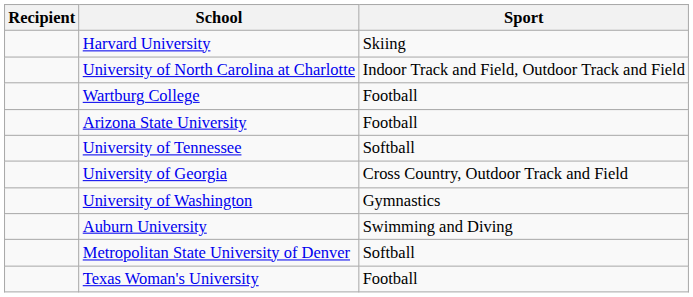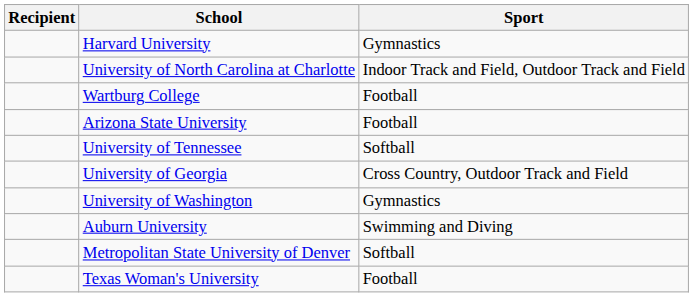(384, 43) Skiing -> (402, 43) Gymnastics
